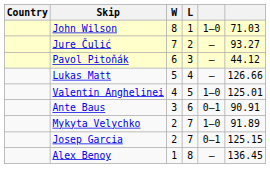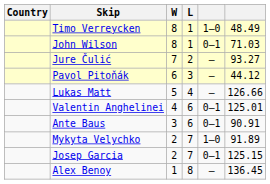+ row: (96, 28)
(212, 28) 1–0 -> (212, 44) 0–1
(190, 92) 5 -> (190, 108) 6
(212, 92) 1–0 -> (212, 108) 0–1
